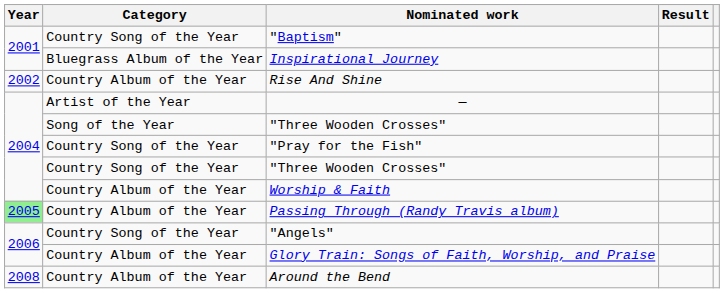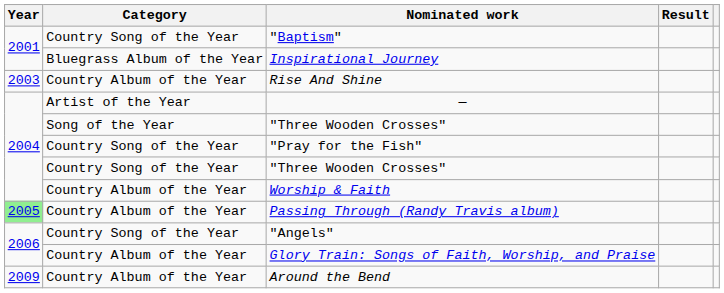(24, 81) 2002 -> (24, 81) 2003
(24, 277) 2008 -> (24, 277) 2009
